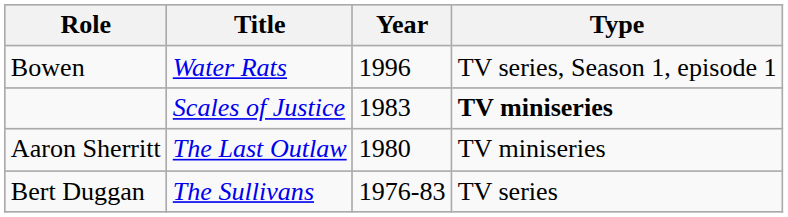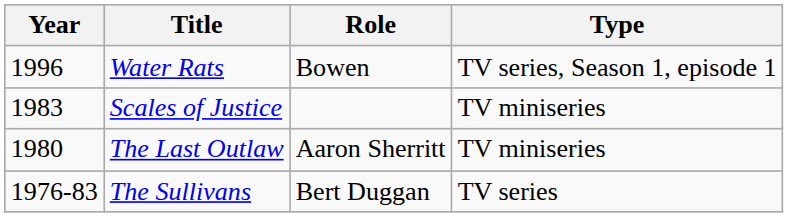columns swapped: (402, 25) <-> (86, 25)
(535, 107) bold -> (532, 107) normal
